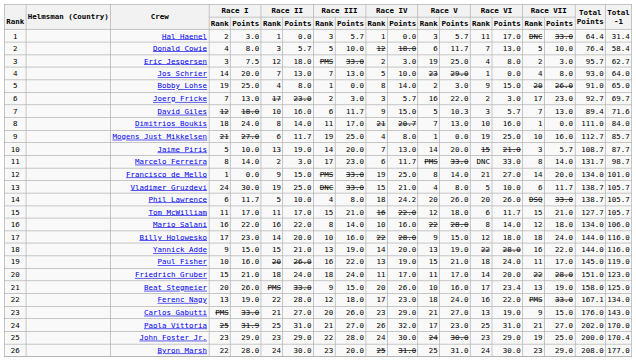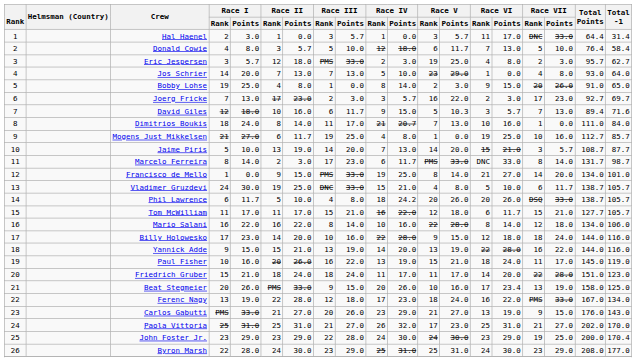(253, 61) 7.5 -> (253, 61) 5.7
(592, 300) 167.1 -> (592, 300) 167.0
(250, 325) 31.9 -> (250, 325) 31.0
(355, 350) 20.0 -> (355, 350) 29.0
